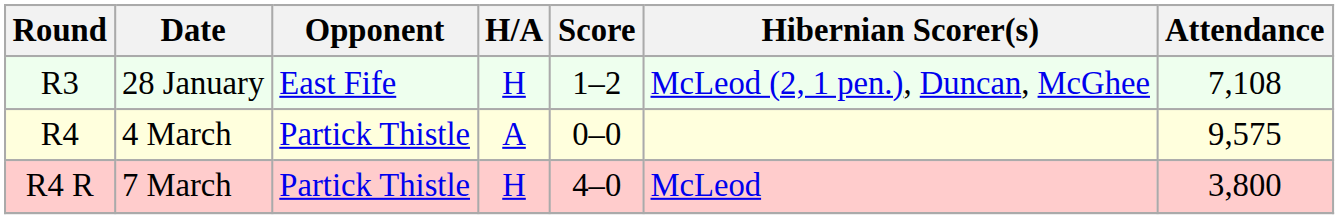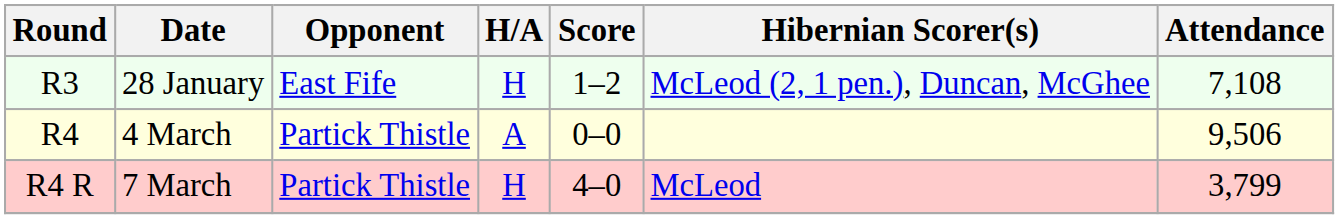(1245, 133) 9,575 -> (1245, 133) 9,506
(1245, 185) 3,800 -> (1245, 185) 3,799
